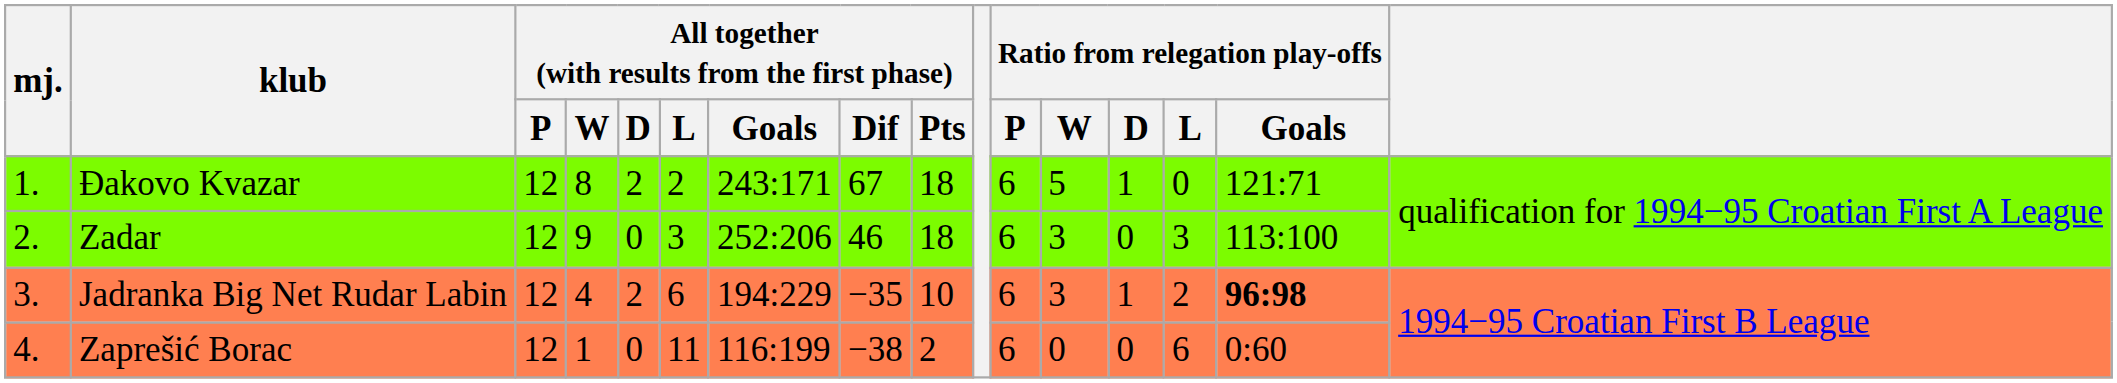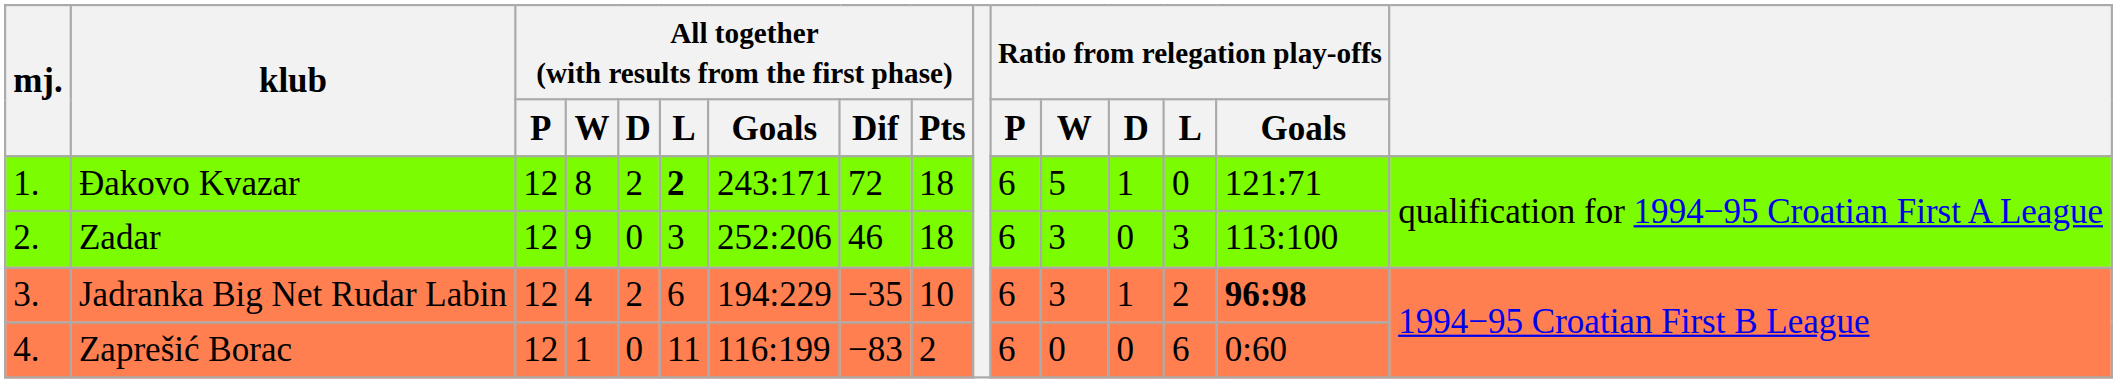(676, 182) normal -> (676, 182) bold
(866, 182) 67 -> (866, 182) 72
(875, 349) −38 -> (875, 349) −83
